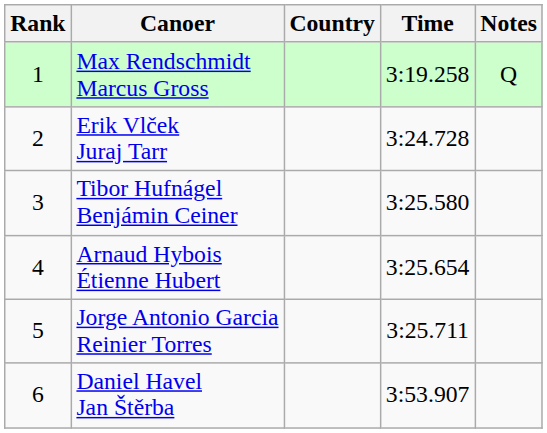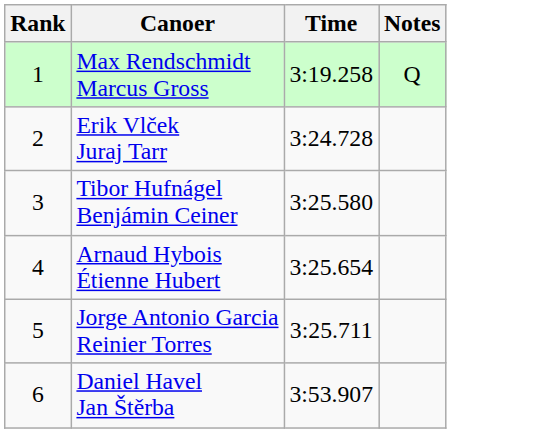- column: (332, 23)
